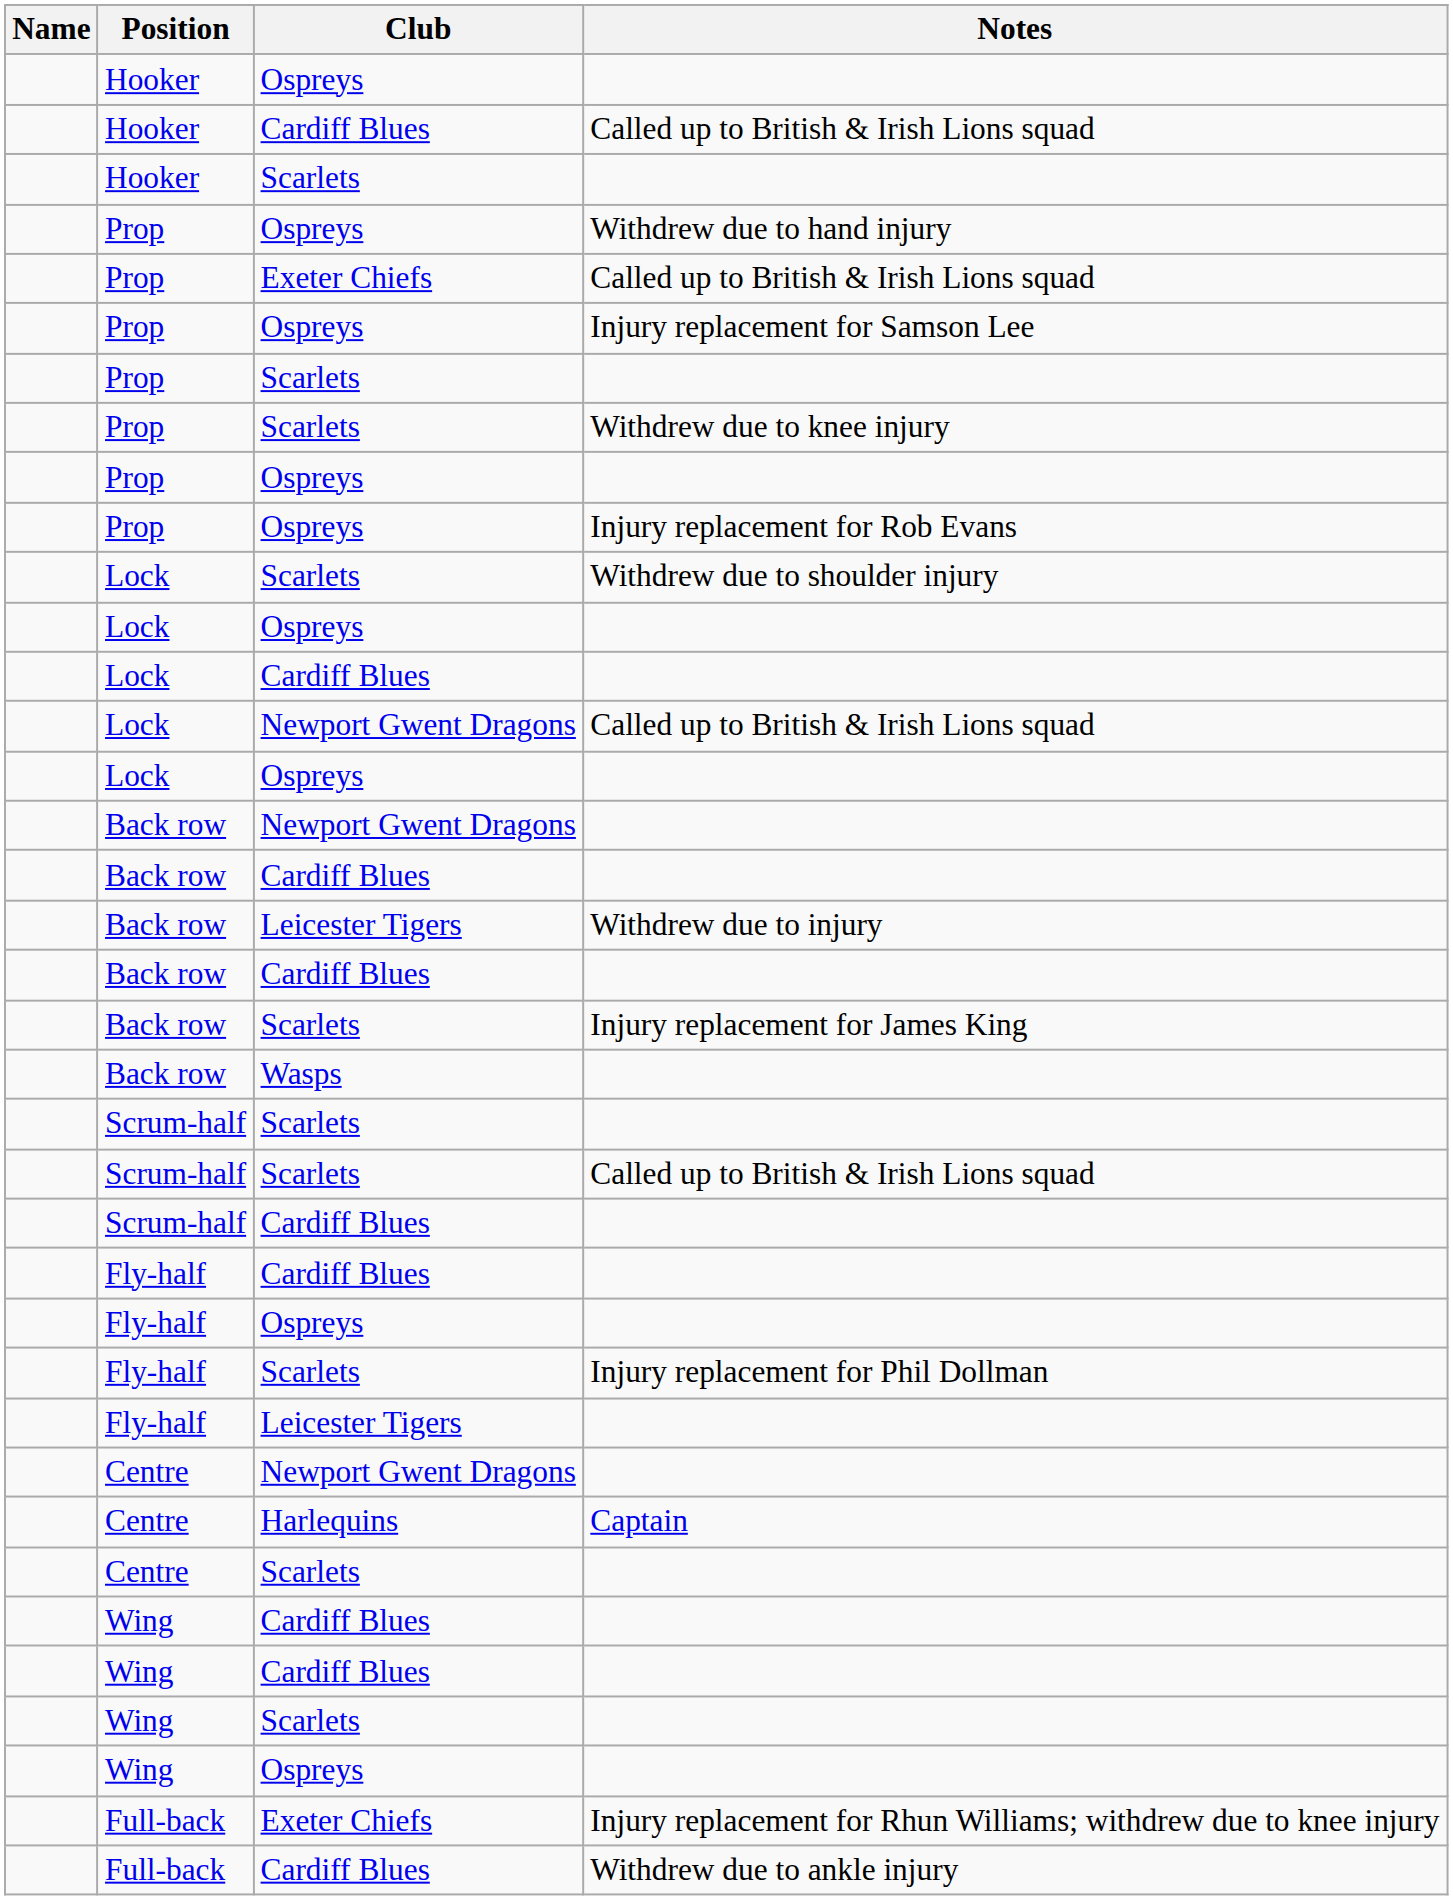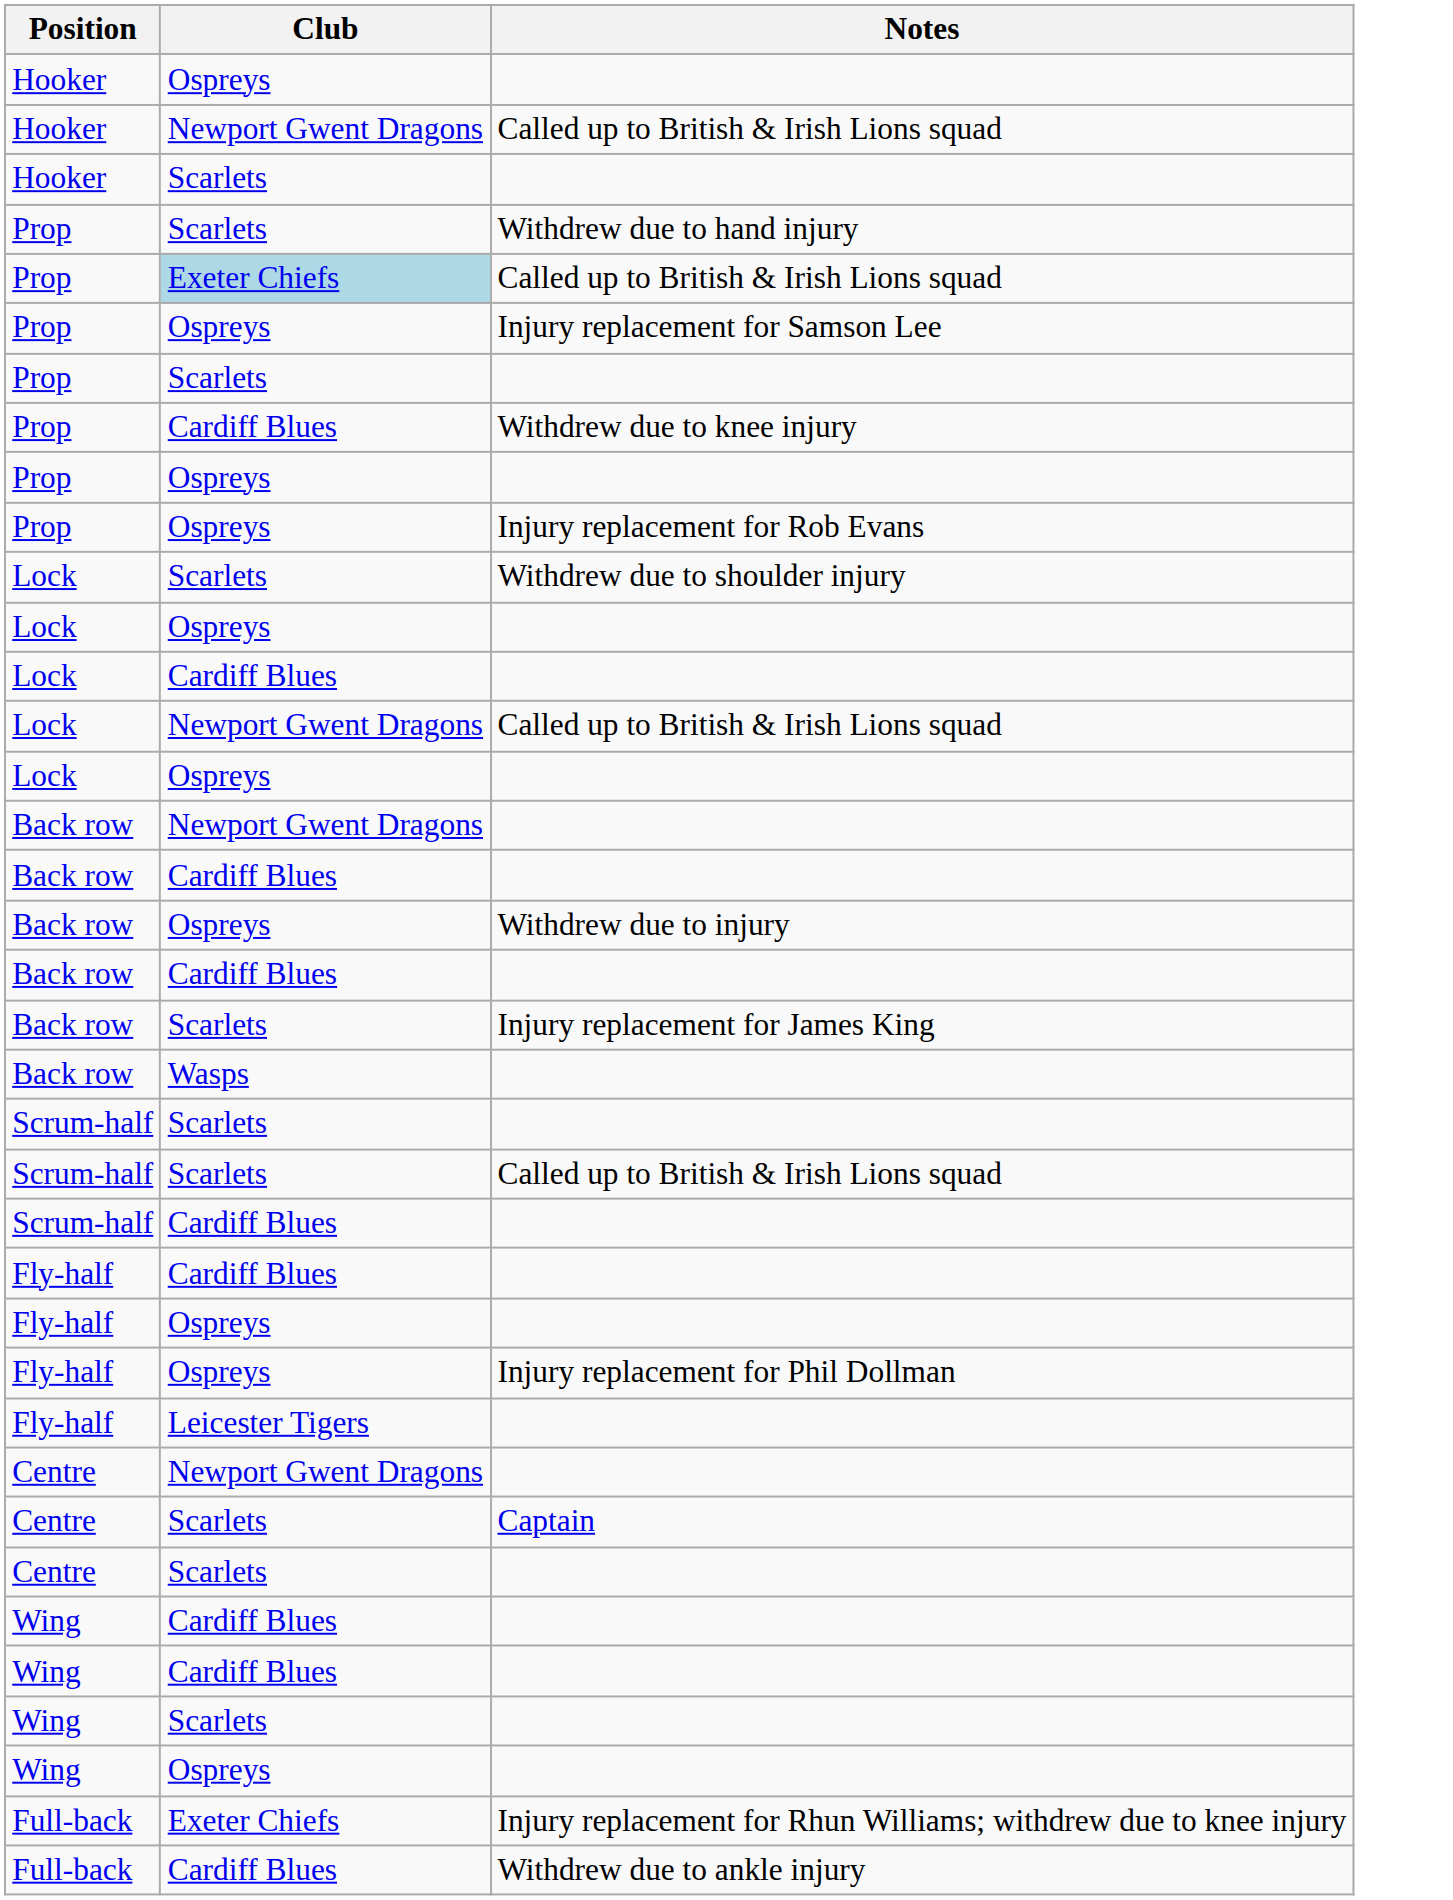- column: (51, 29)
(345, 128) Cardiff Blues -> (325, 128) Newport Gwent Dragons
(312, 228) Ospreys -> (217, 228) Scarlets
(346, 278) no background -> (254, 278) lightblue background
(310, 427) Scarlets -> (252, 427) Cardiff Blues
(361, 924) Leicester Tigers -> (219, 924) Ospreys
(310, 1372) Scarlets -> (219, 1372) Ospreys
(329, 1521) Harlequins -> (217, 1521) Scarlets
